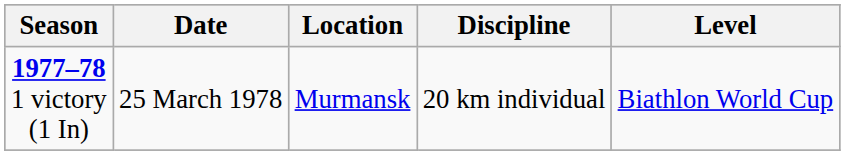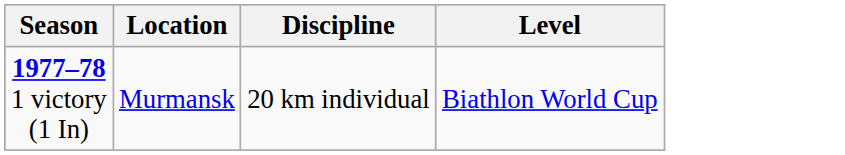- column: (201, 25)
